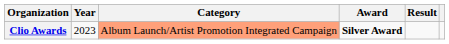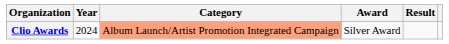(85, 30) 2023 -> (87, 30) 2024
(372, 30) bold -> (372, 30) normal
